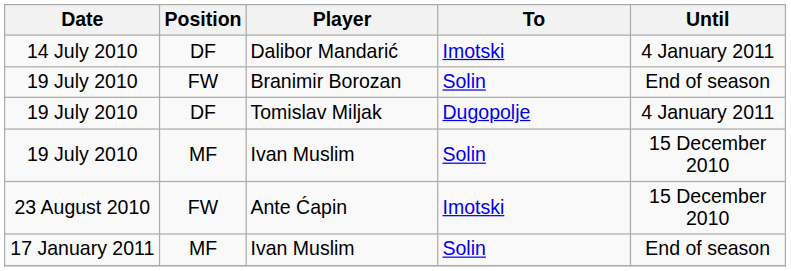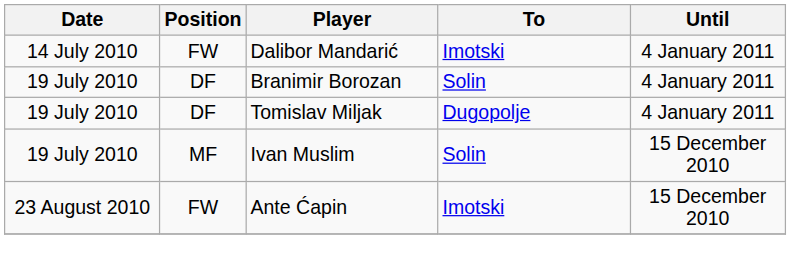(203, 50) DF -> (203, 50) FW
(203, 81) FW -> (203, 81) DF
(708, 81) End of season -> (708, 81) 4 January 2011
- row: (82, 249)
